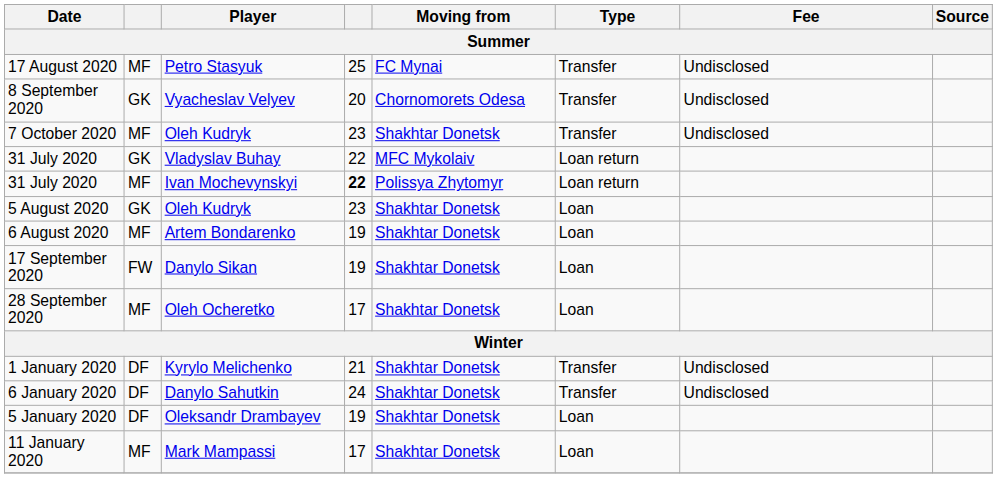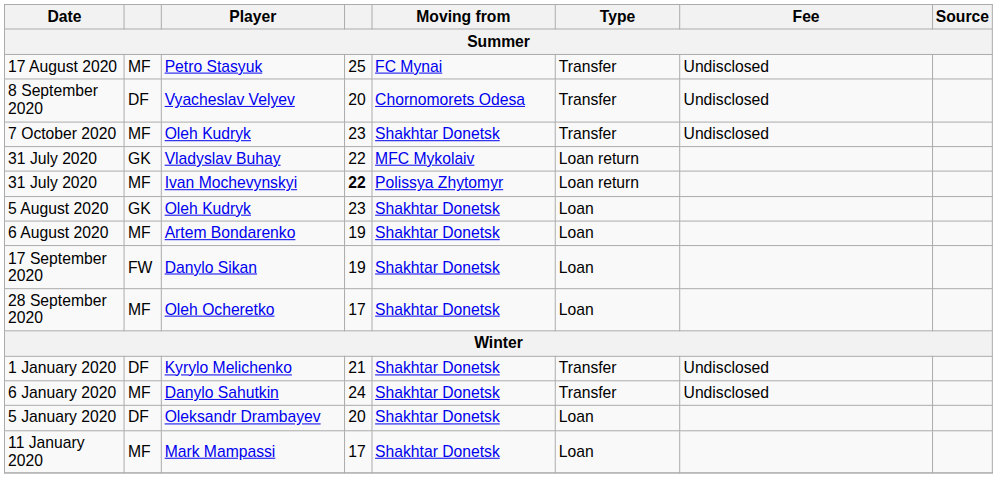(139, 100) GK -> (138, 100) DF
(138, 393) DF -> (139, 393) MF
(357, 417) 19 -> (357, 417) 20
